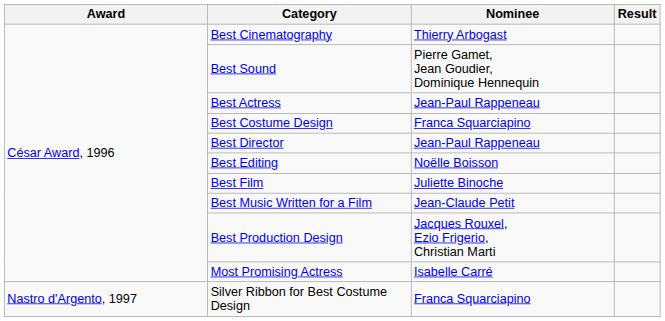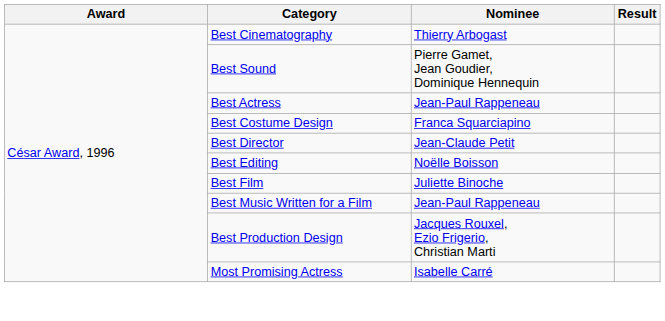(477, 143) Jean-Paul Rappeneau -> (464, 143) Jean-Claude Petit
(464, 203) Jean-Claude Petit -> (477, 203) Jean-Paul Rappeneau
- row: (299, 299)
